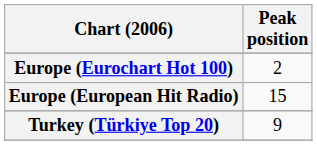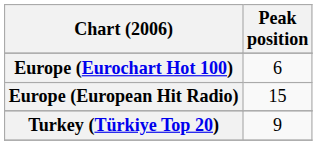(278, 67) 2 -> (278, 67) 6
